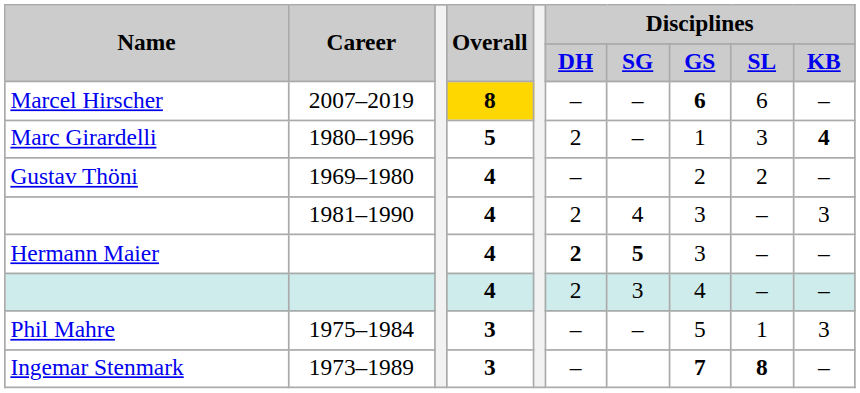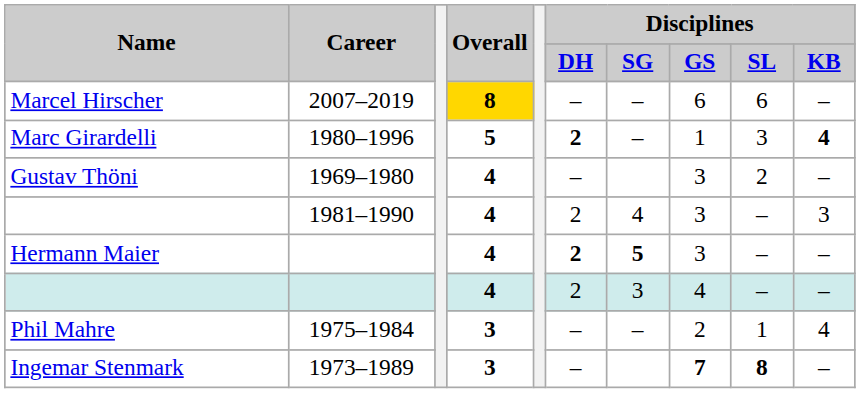(700, 99) bold -> (700, 99) normal
(576, 138) normal -> (576, 138) bold
(700, 176) 2 -> (700, 176) 3
(700, 329) 5 -> (700, 329) 2
(824, 329) 3 -> (824, 329) 4
